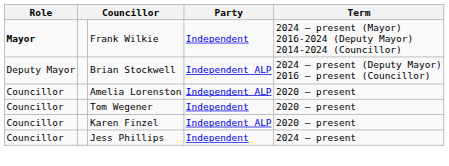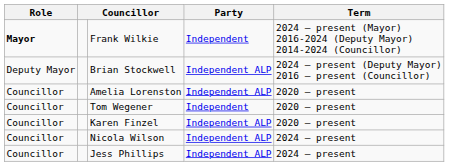+ row: (127, 138)
(217, 138) Independent -> (229, 153) Independent ALP
